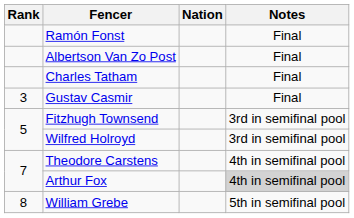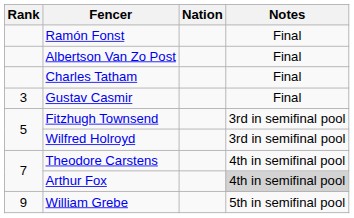(23, 202) 8 -> (23, 202) 9
